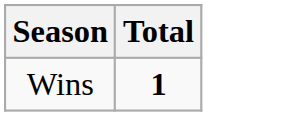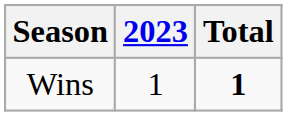+ column: (155, 31)
